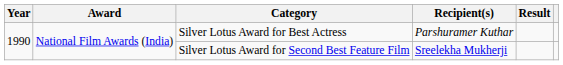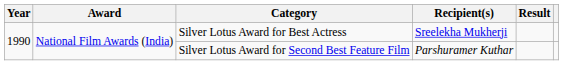(464, 32) Parshuramer Kuthar -> (461, 32) Sreelekha Mukherji
(461, 50) Sreelekha Mukherji -> (464, 50) Parshuramer Kuthar
